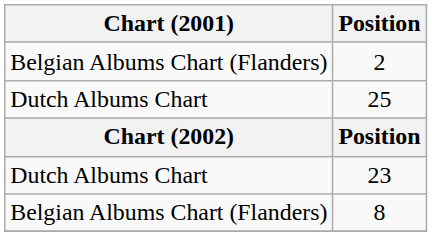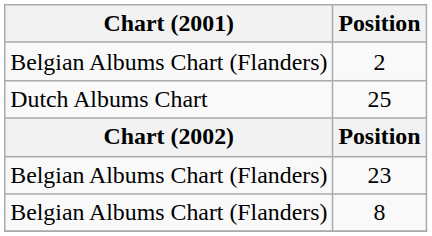(109, 174) Dutch Albums Chart -> (169, 174) Belgian Albums Chart (Flanders)
